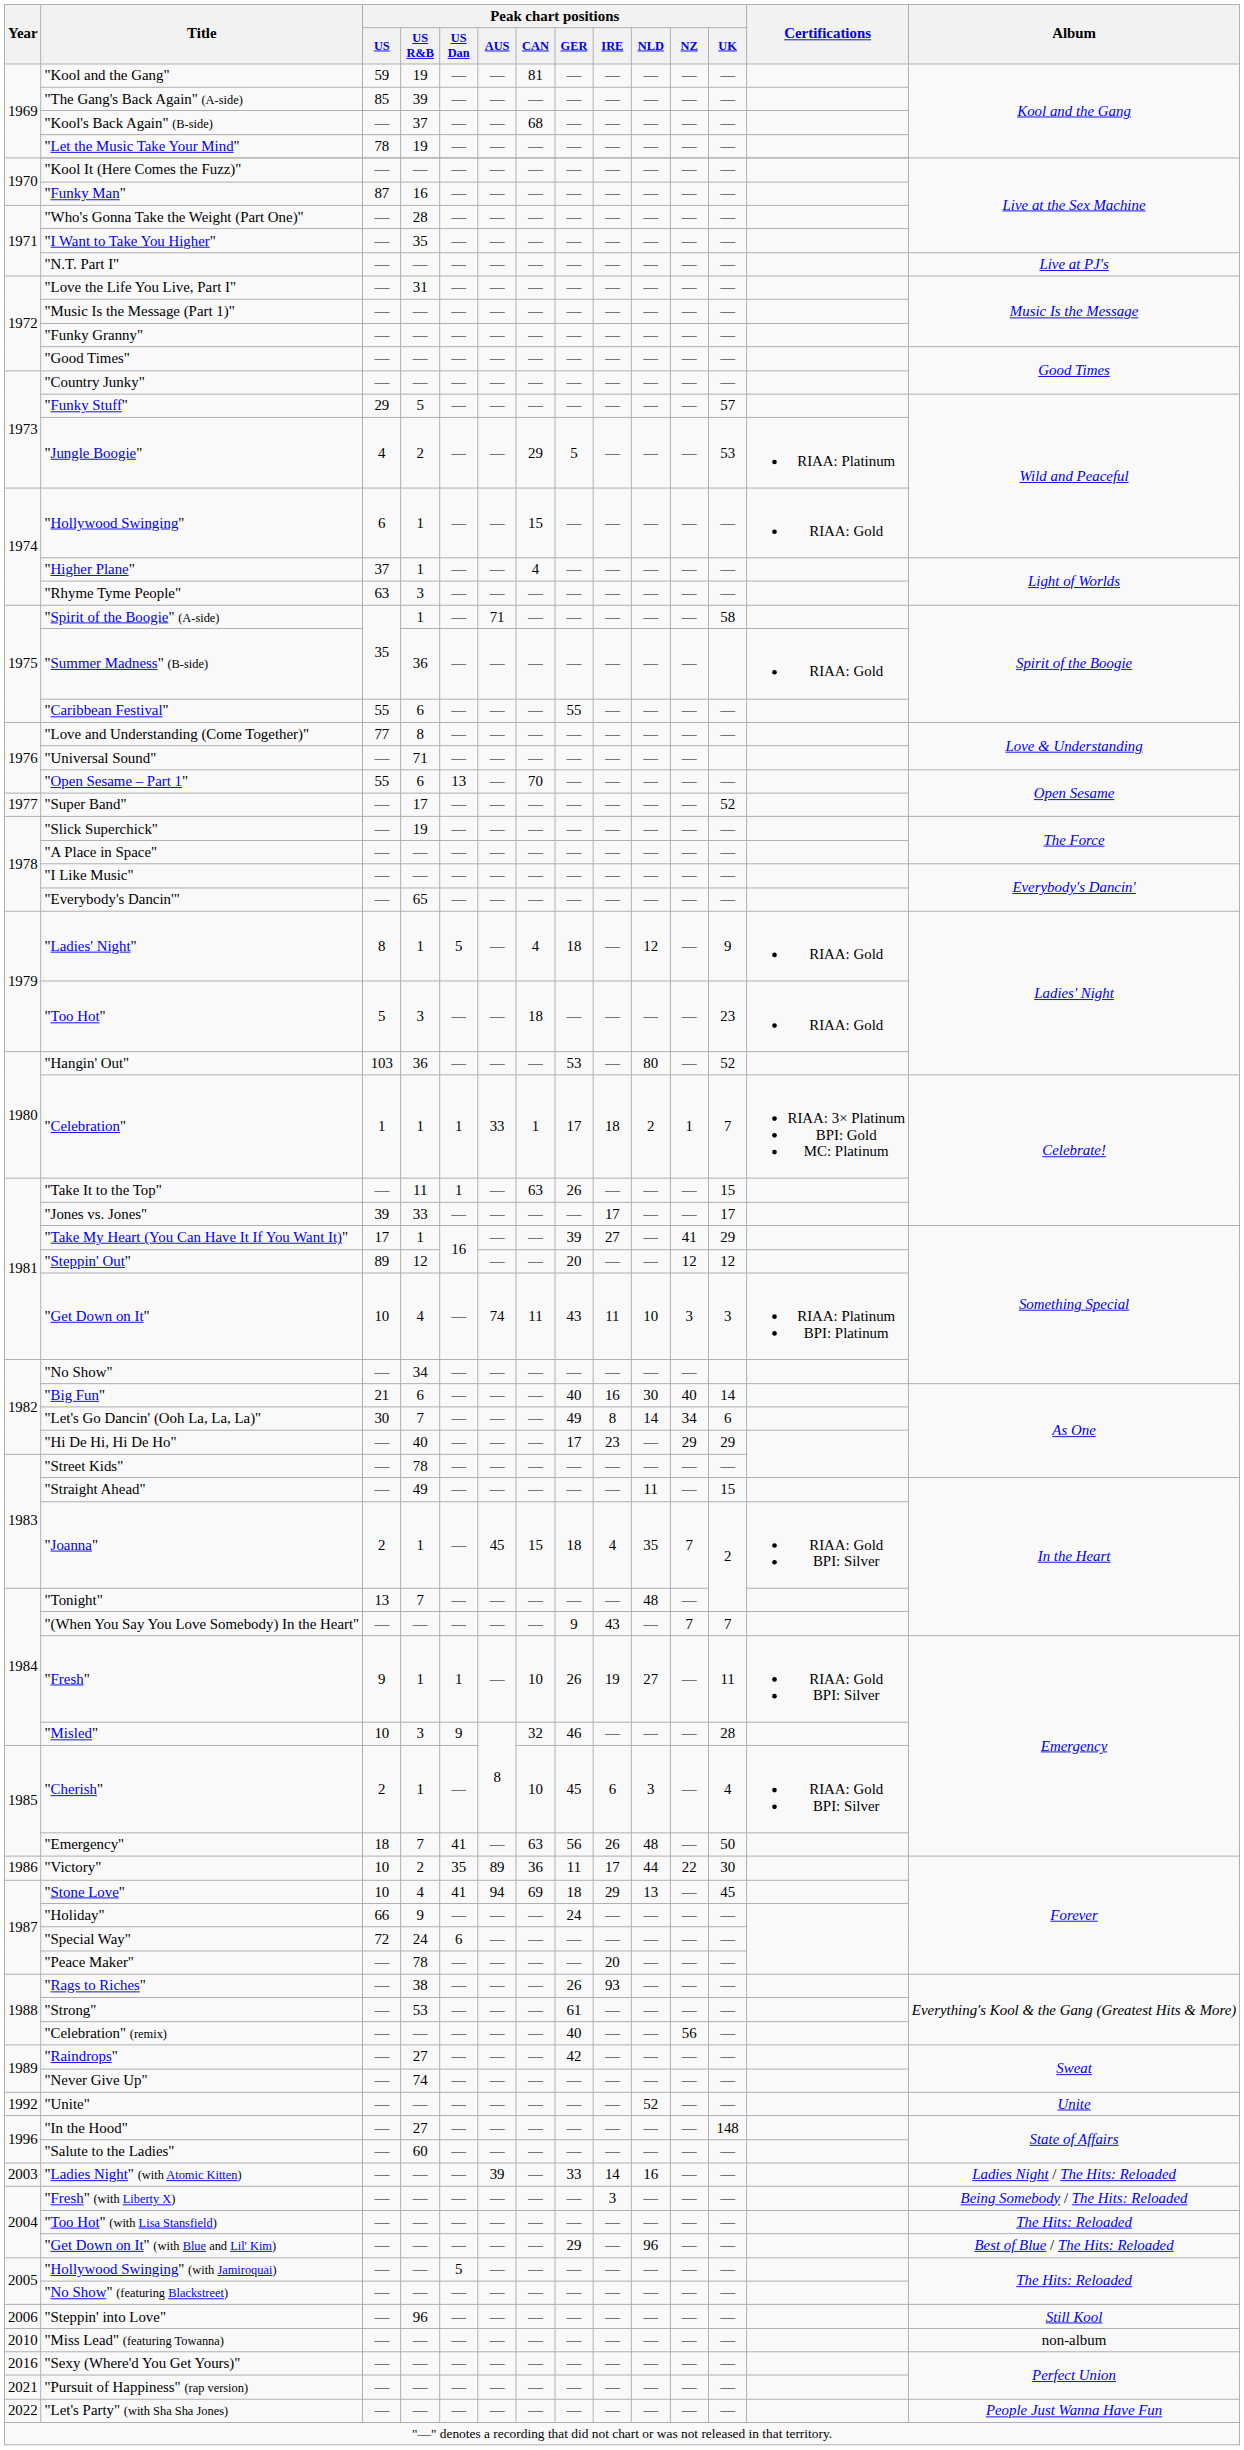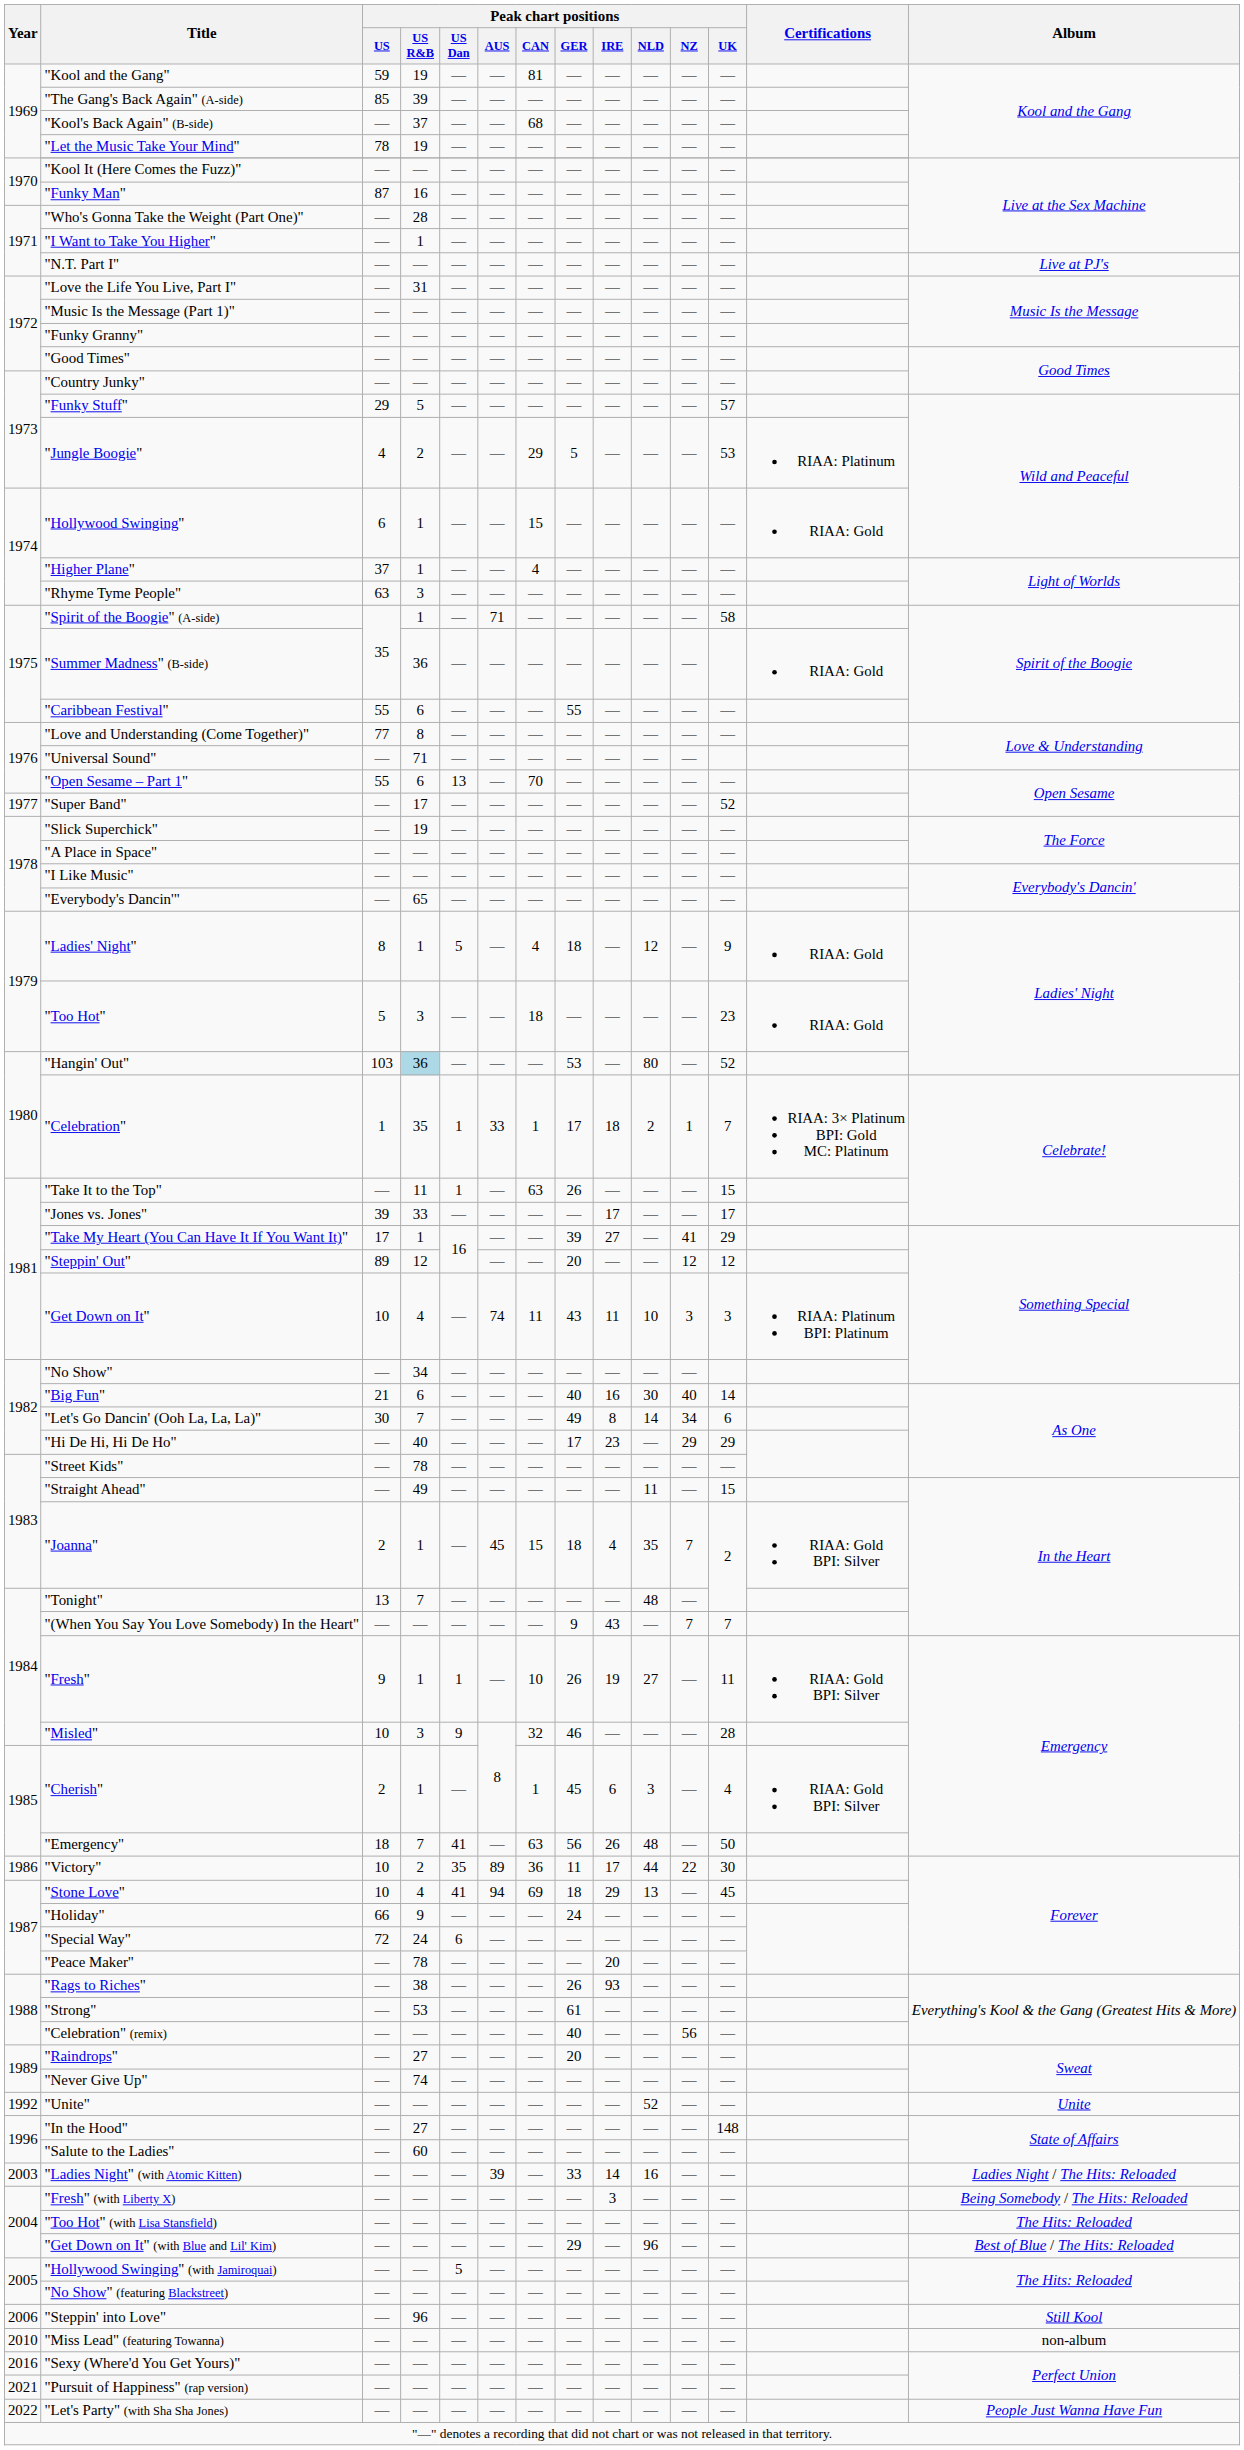(420, 240) 35 -> (420, 240) 1
(420, 1063) no background -> (420, 1063) lightblue background
(420, 1126) 1 -> (420, 1126) 35
(536, 1789) 10 -> (536, 1789) 1
(574, 2056) 42 -> (574, 2056) 20
